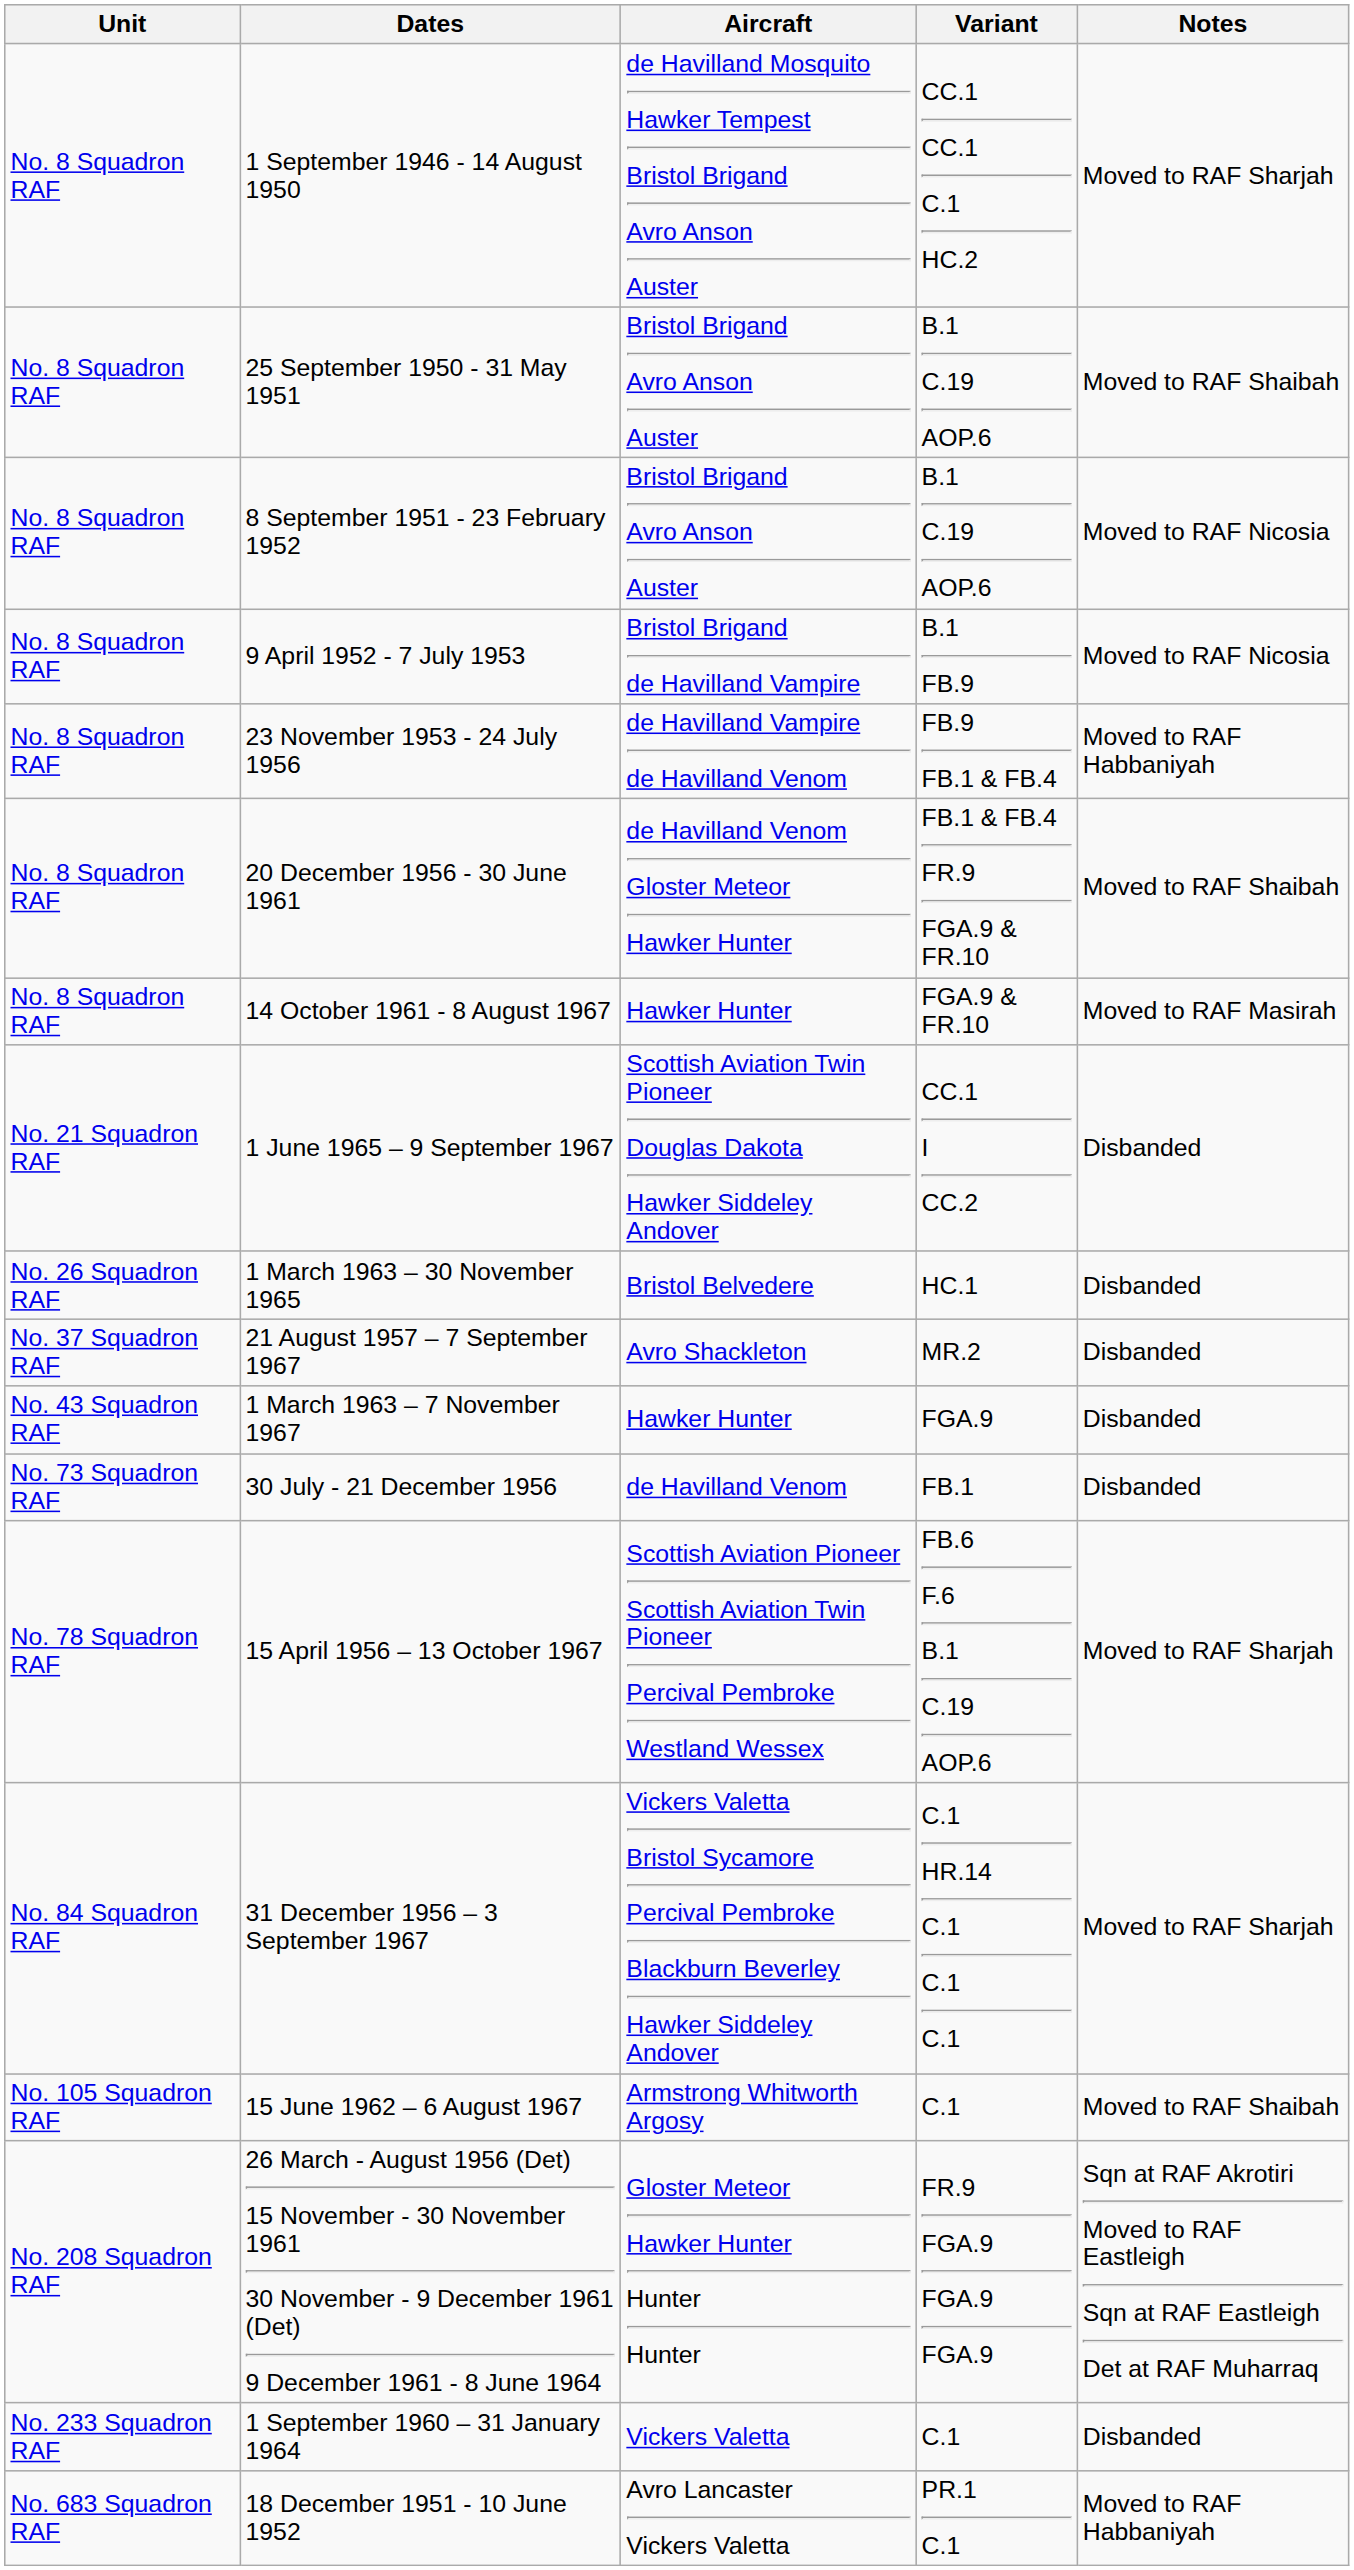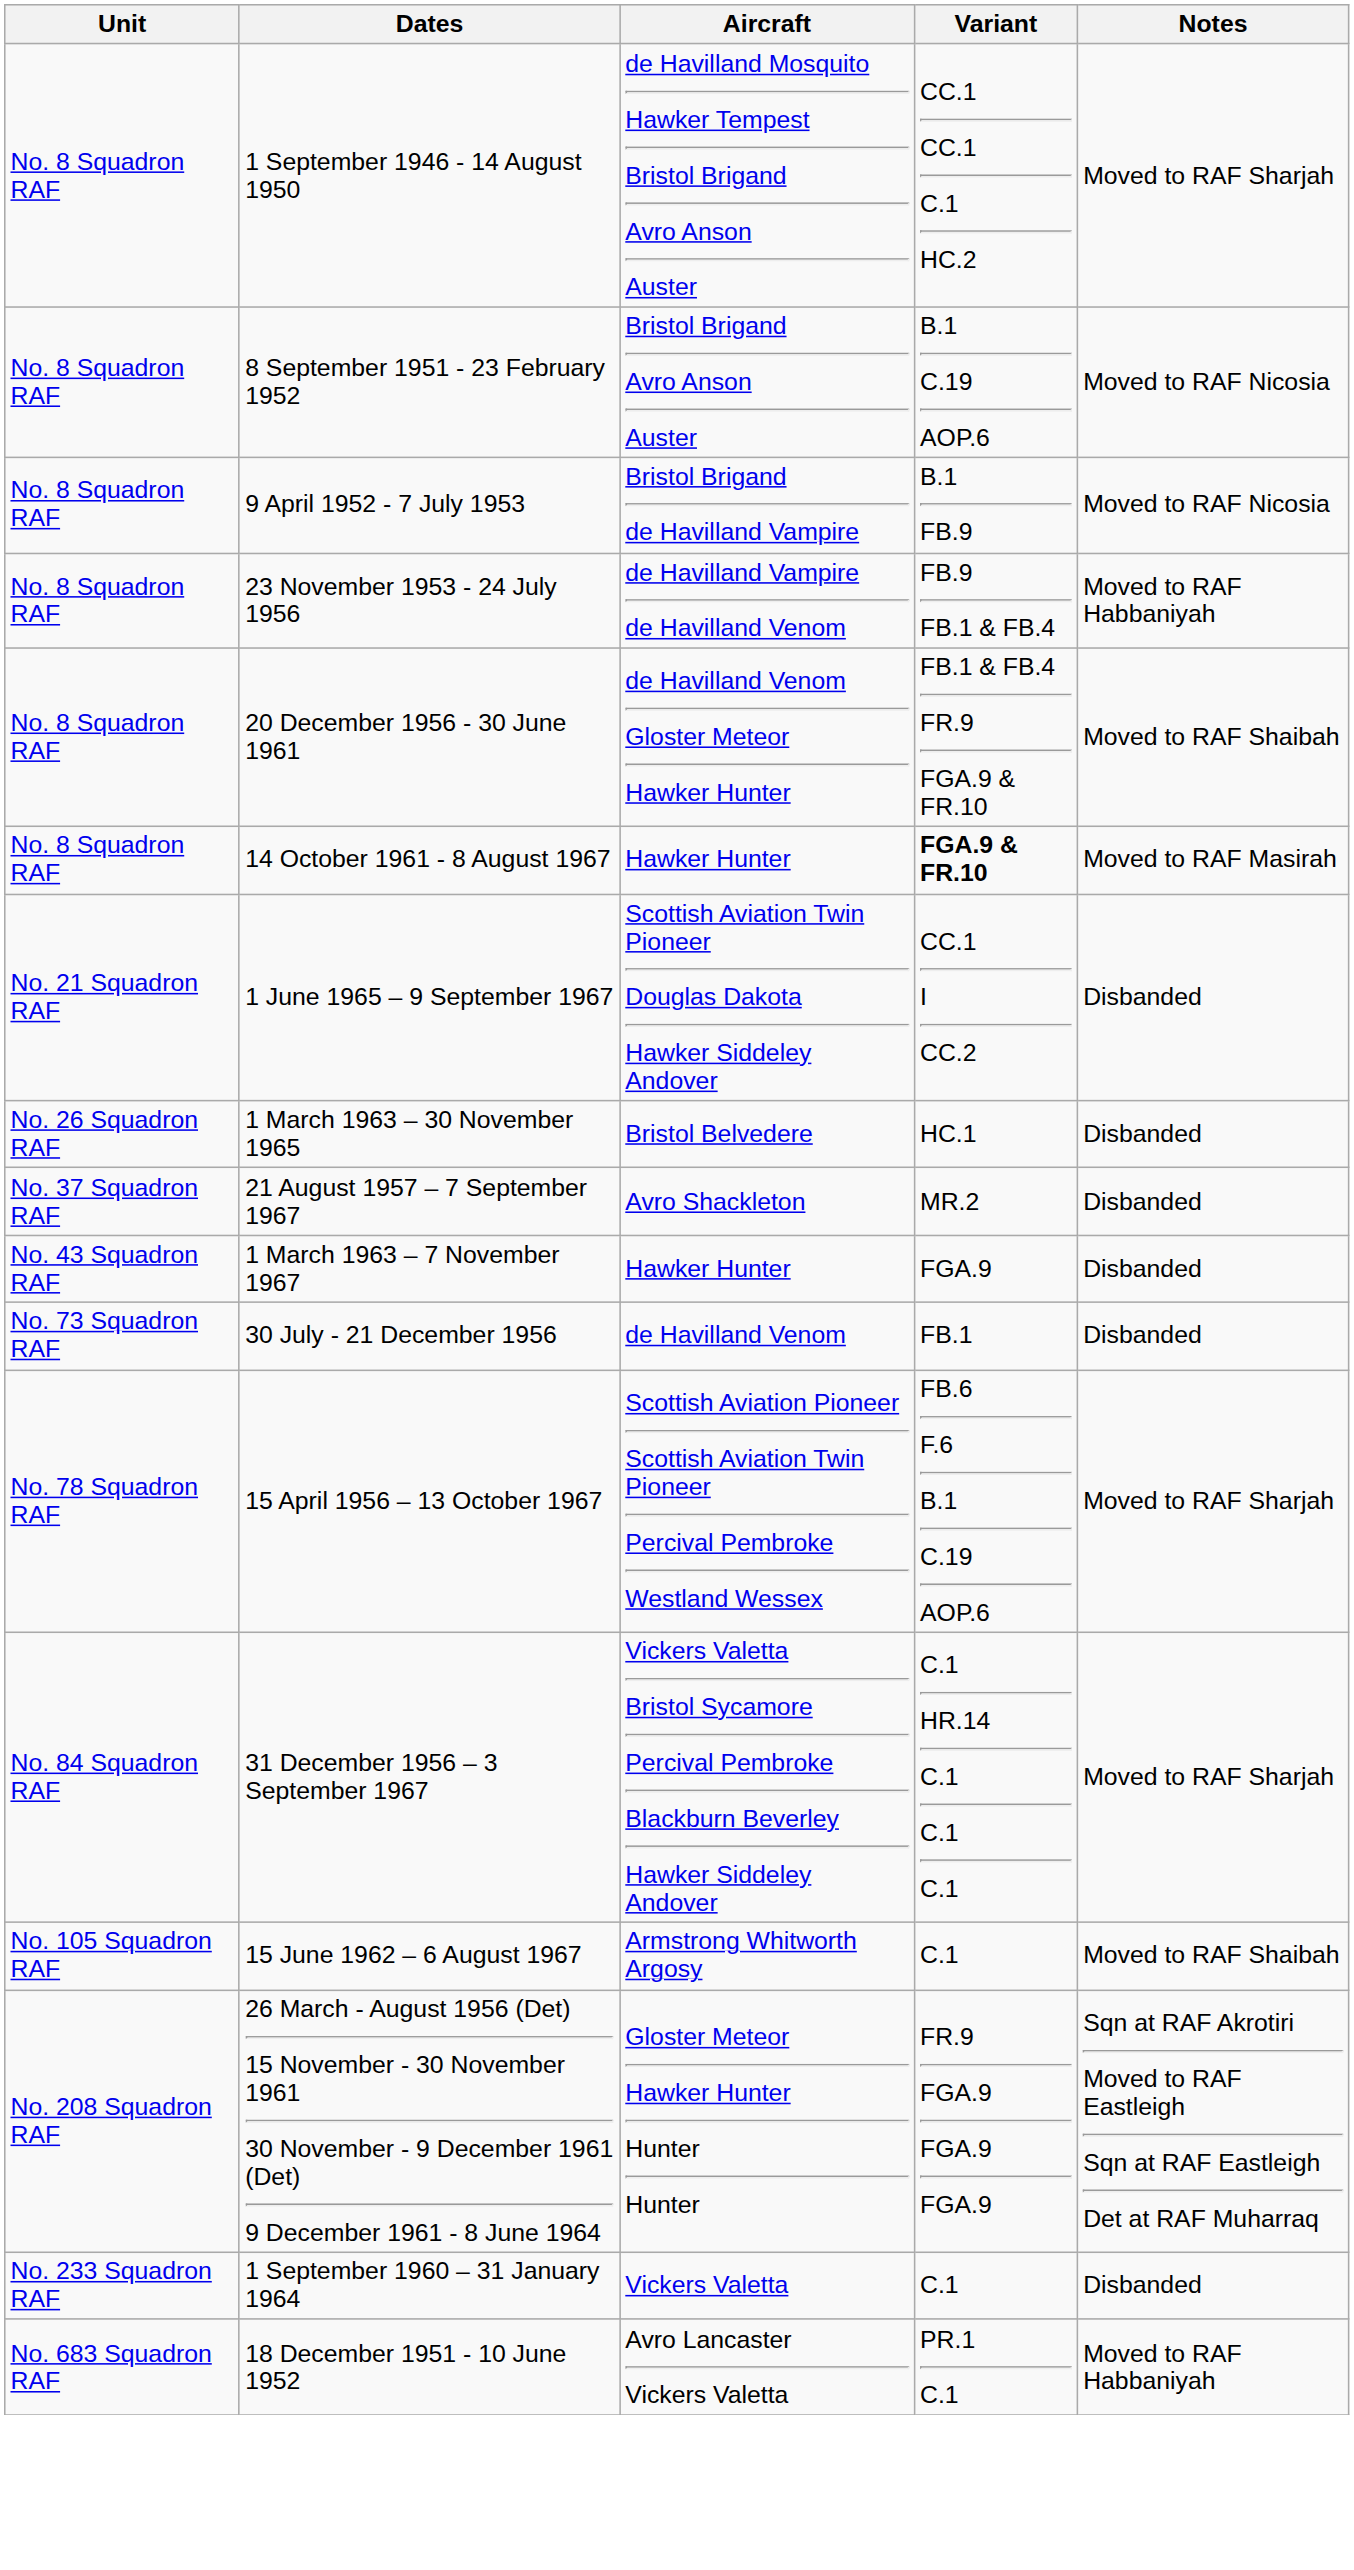- row: (406, 381)
(969, 1010) normal -> (969, 860) bold
